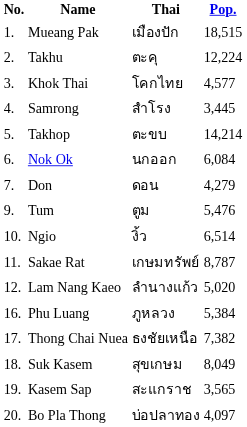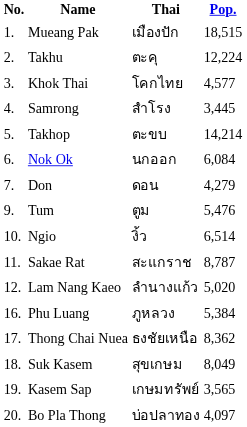(165, 262) เกษมทรัพย์ -> (161, 262) สะแกราช
(220, 338) 7,382 -> (220, 338) 8,362
(161, 389) สะแกราช -> (165, 389) เกษมทรัพย์
